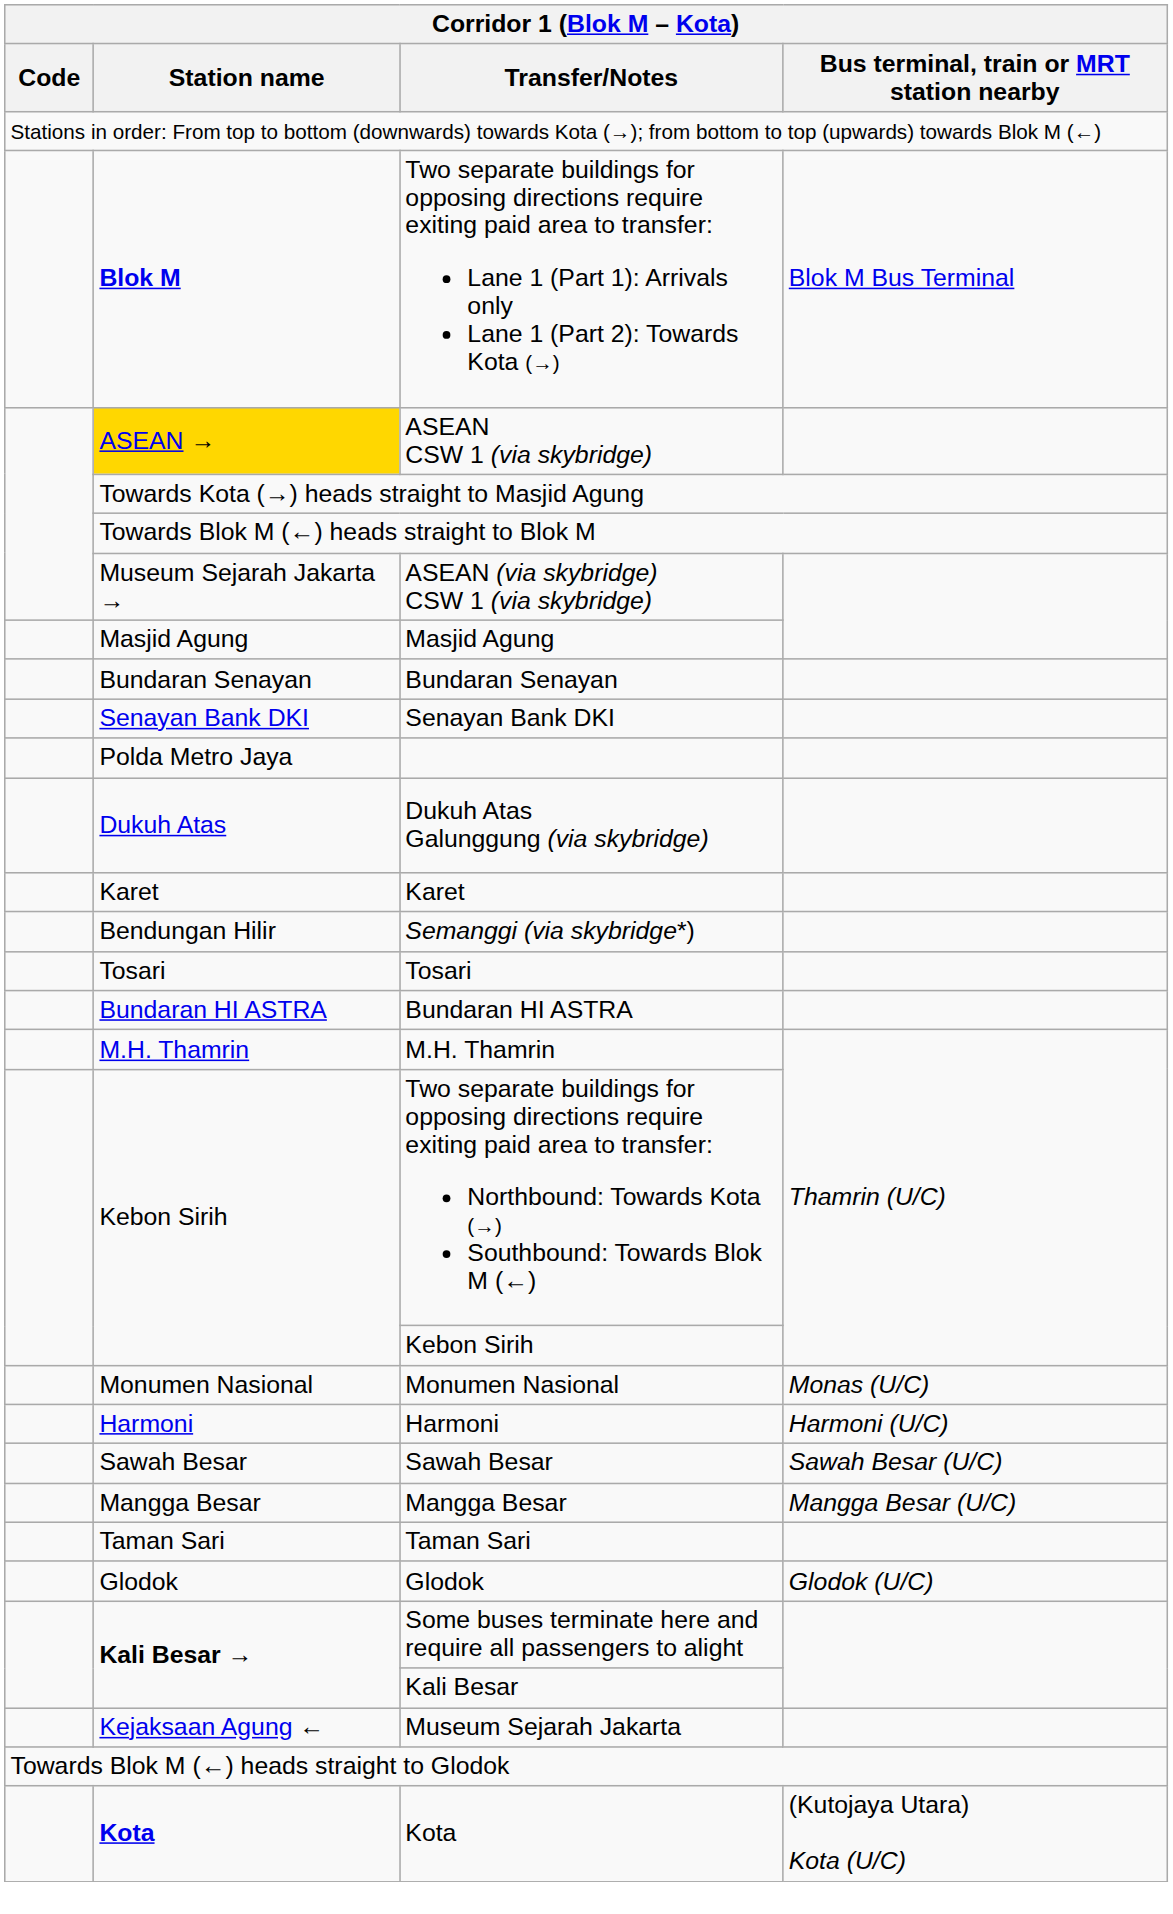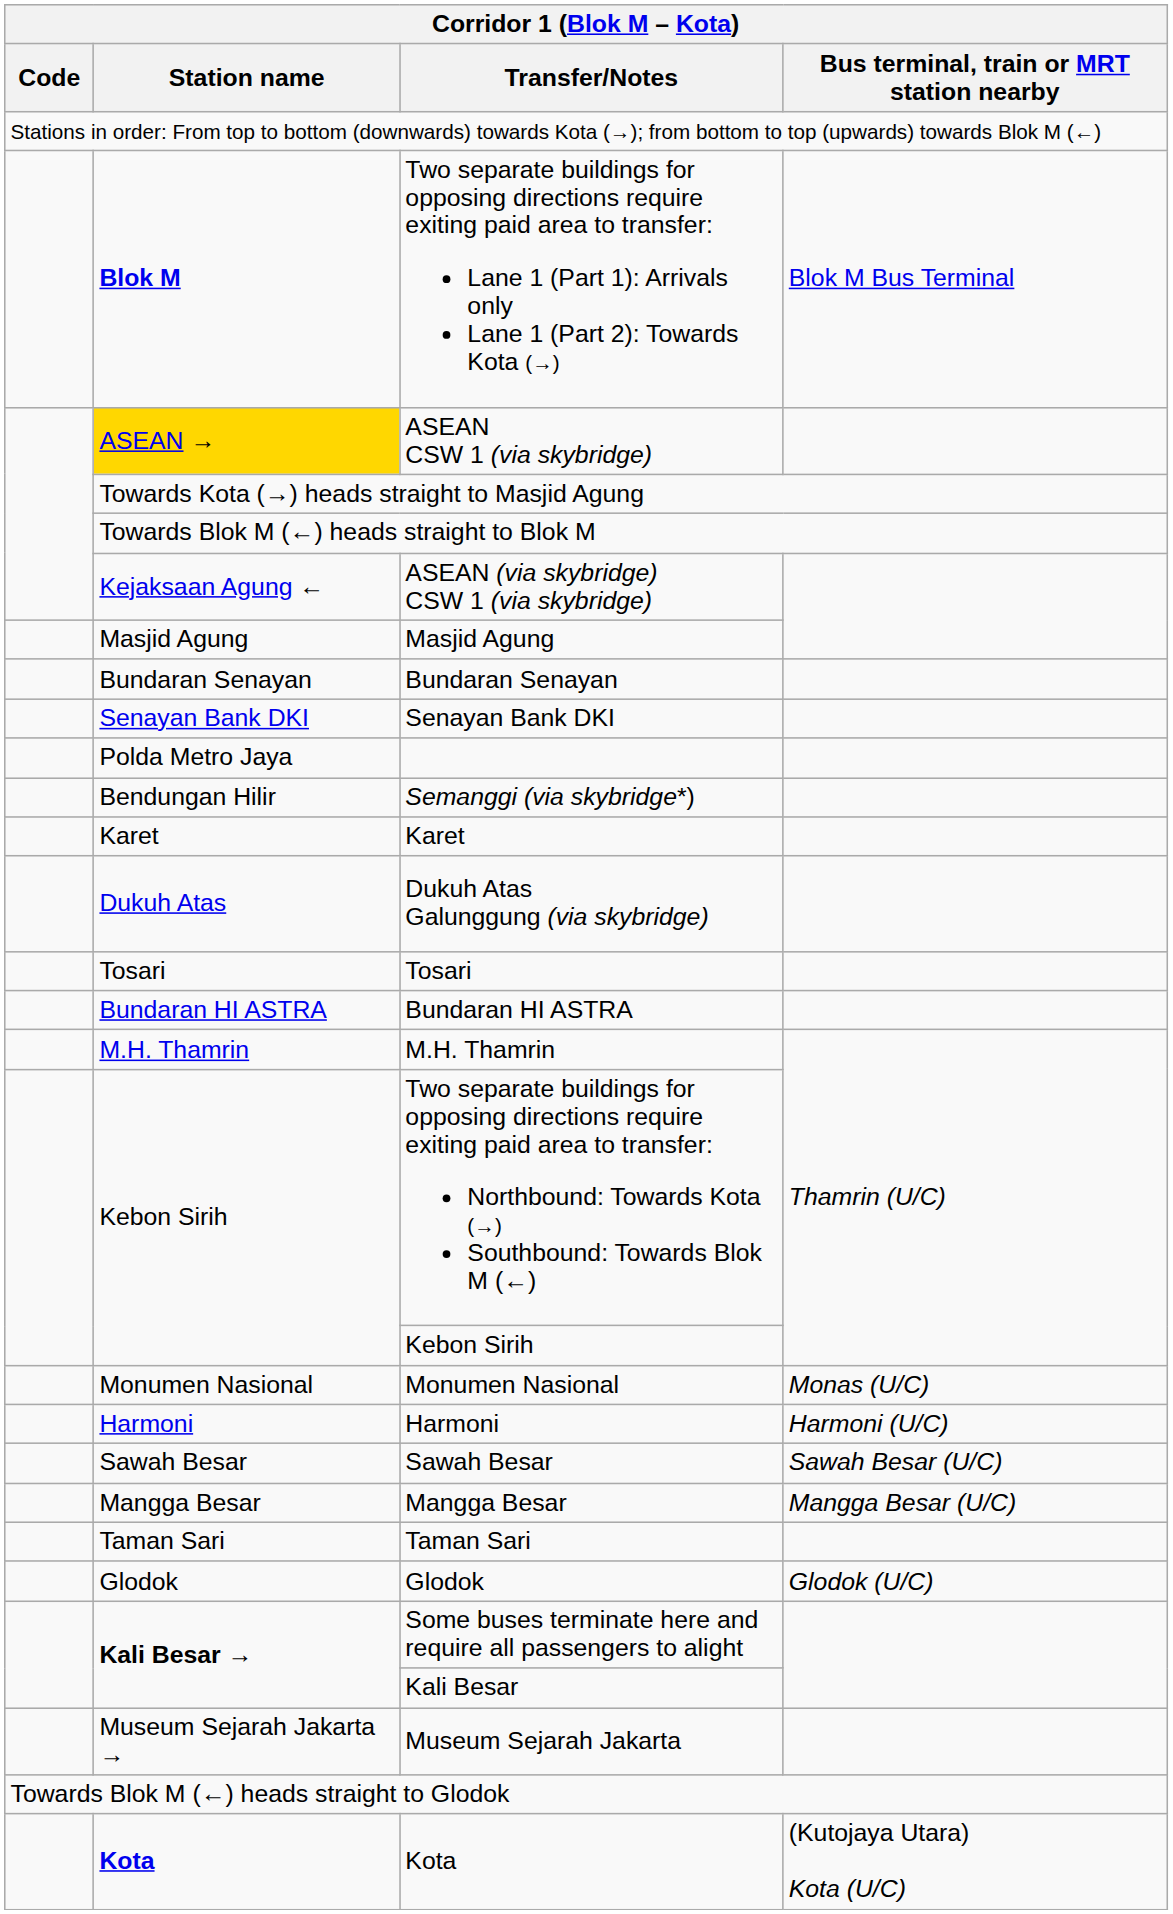(237, 586) Museum Sejarah Jakarta → -> (212, 586) Kejaksaan Agung ←
rows swapped: (550, 931) <-> (557, 824)
(212, 1726) Kejaksaan Agung ← -> (237, 1740) Museum Sejarah Jakarta →
